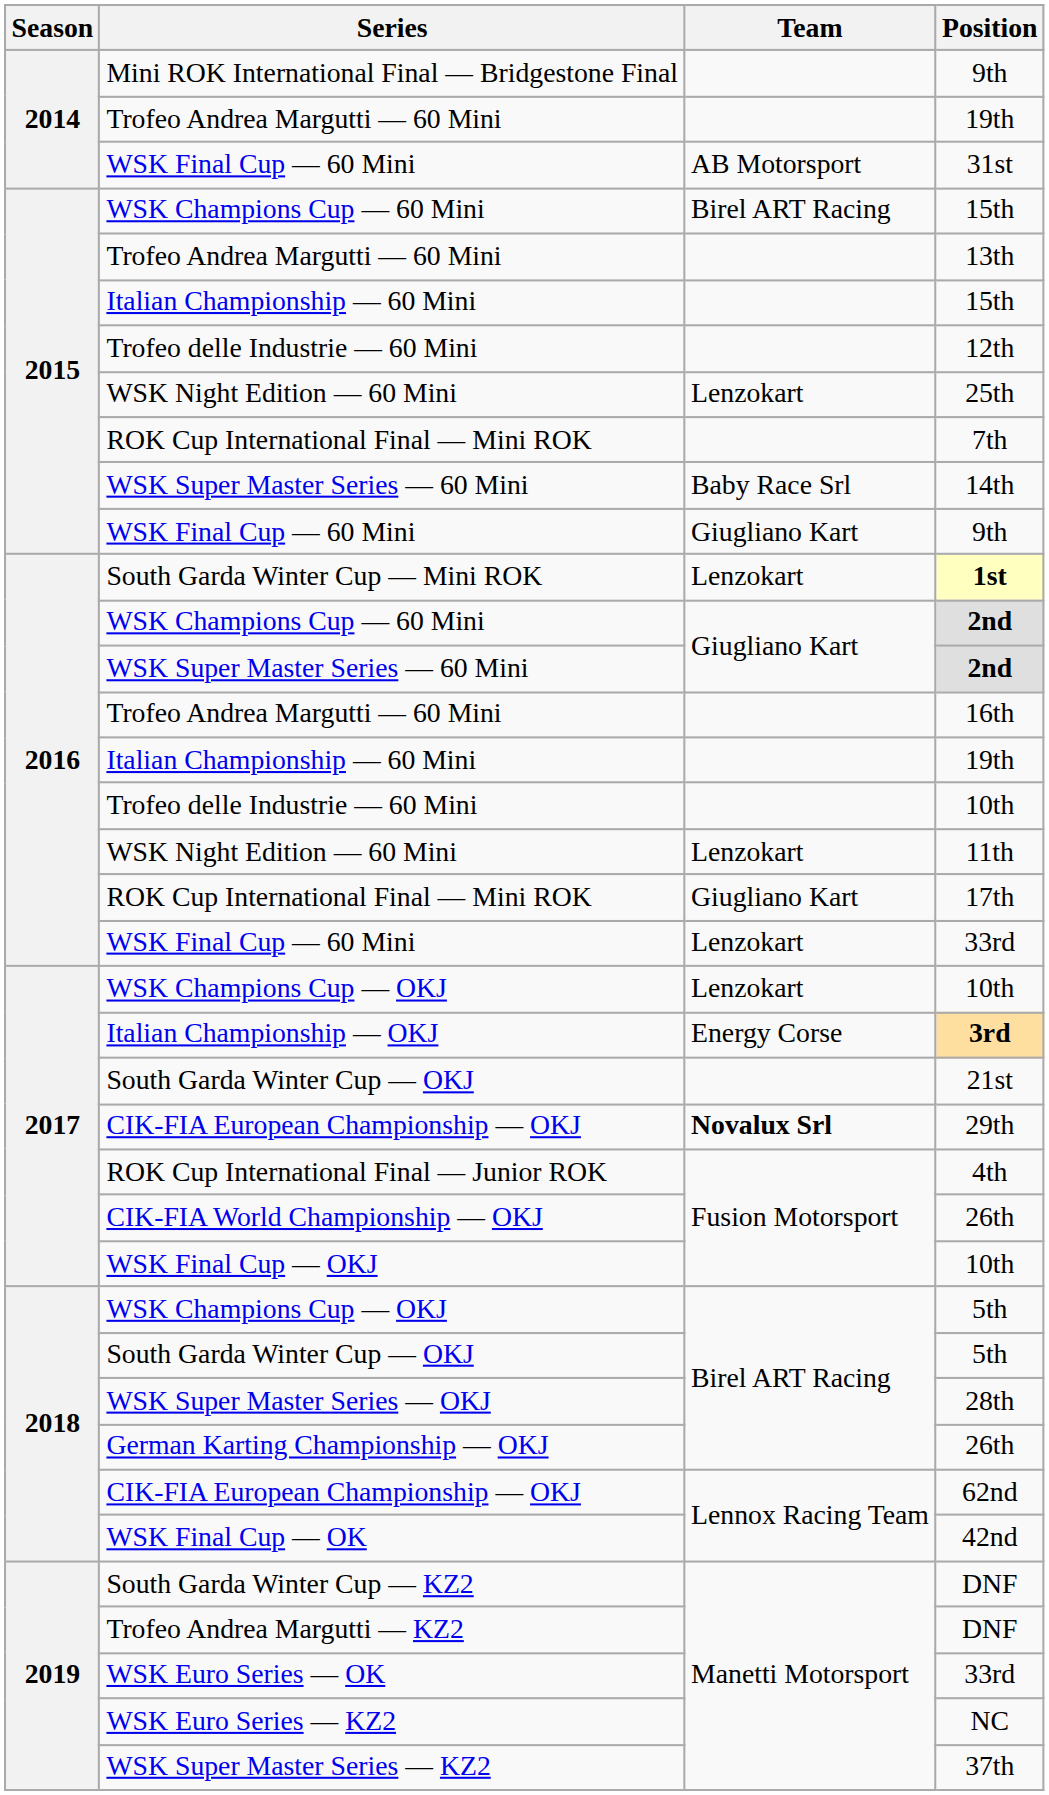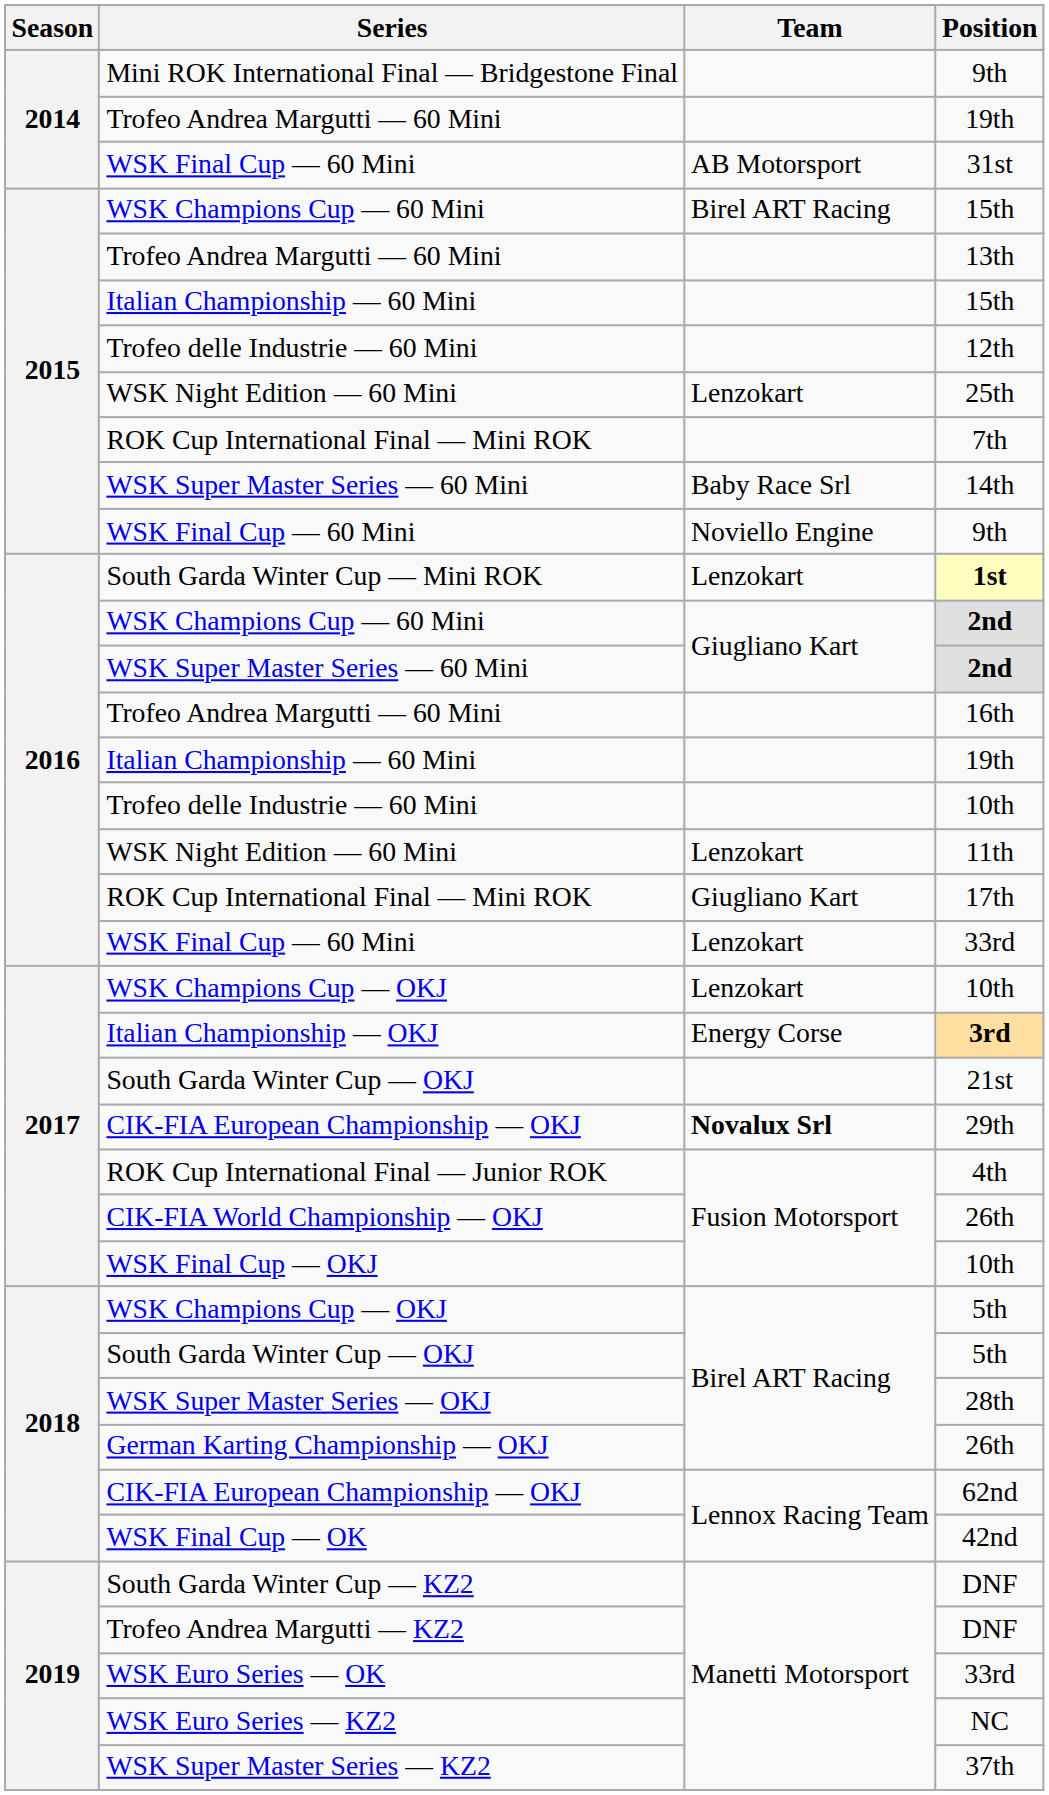(775, 530) Giugliano Kart -> (782, 530) Noviello Engine
